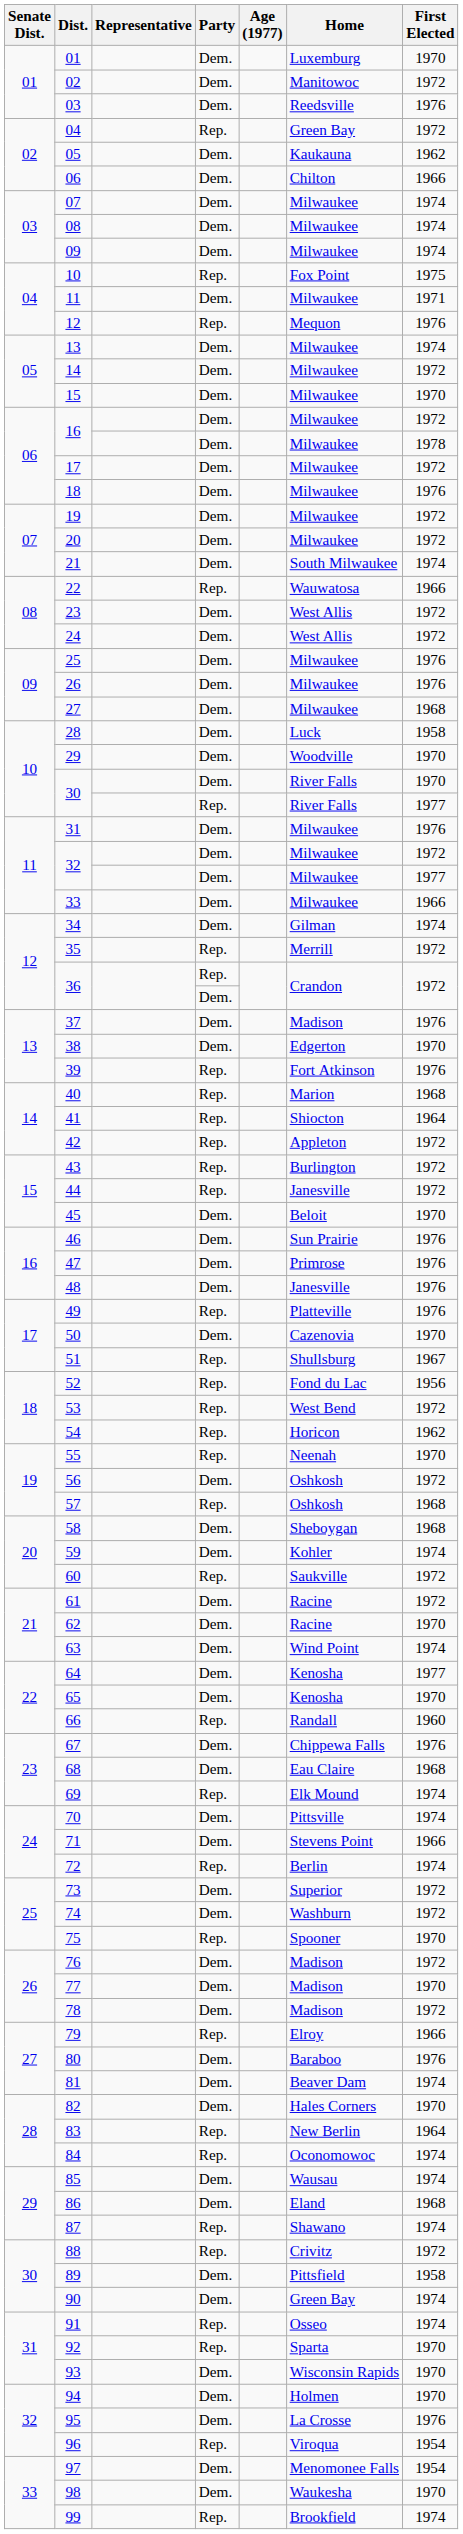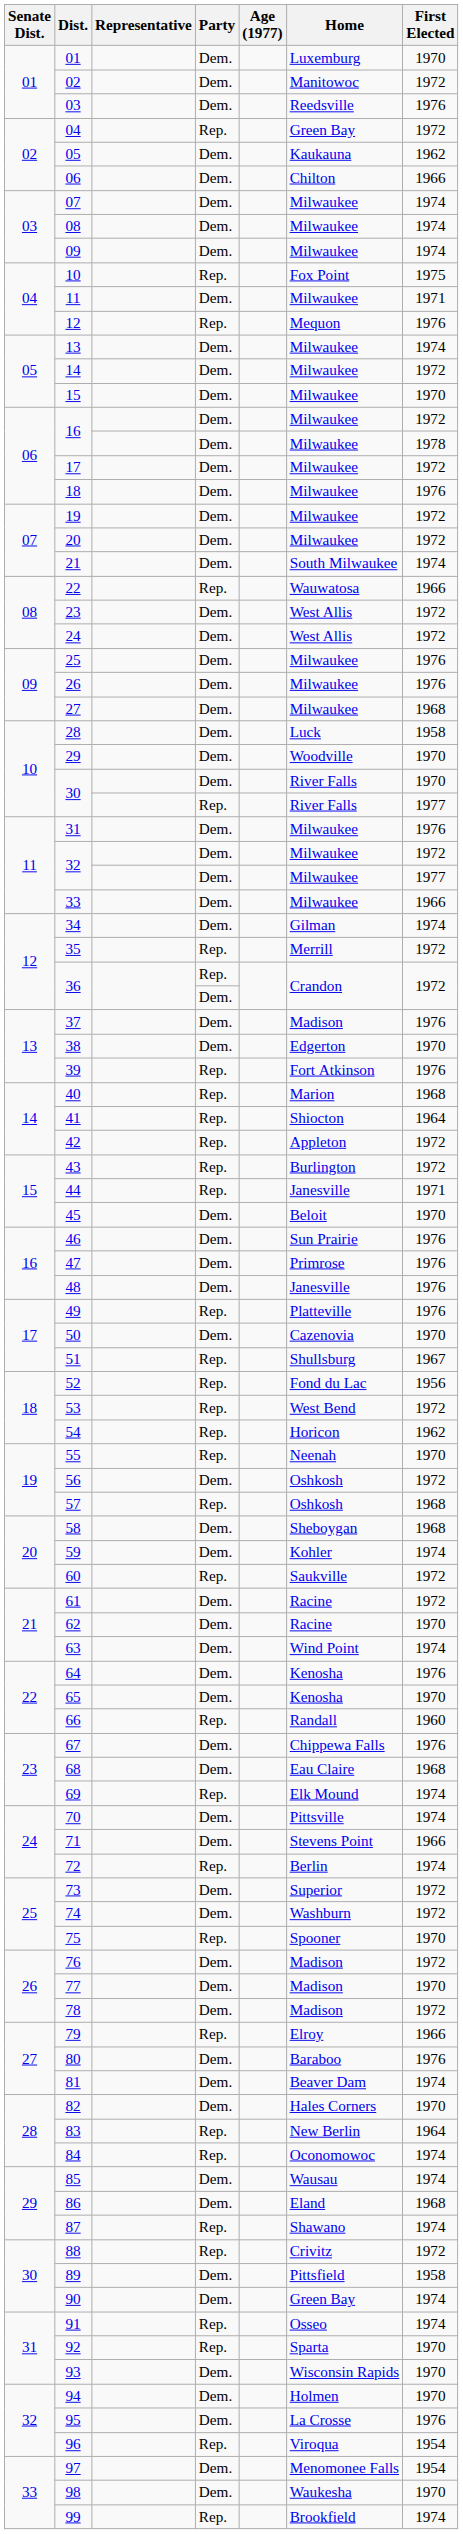(430, 1190) 1972 -> (430, 1190) 1971
(430, 1672) 1977 -> (430, 1672) 1976
